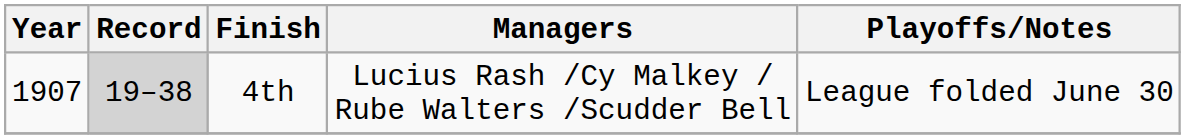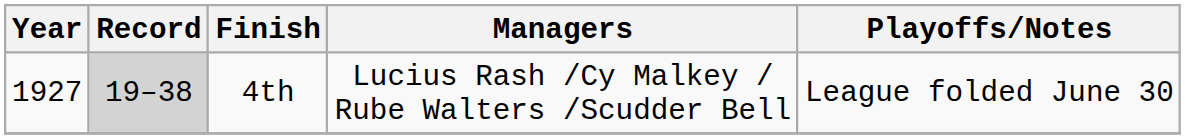(47, 94) 1907 -> (47, 94) 1927
